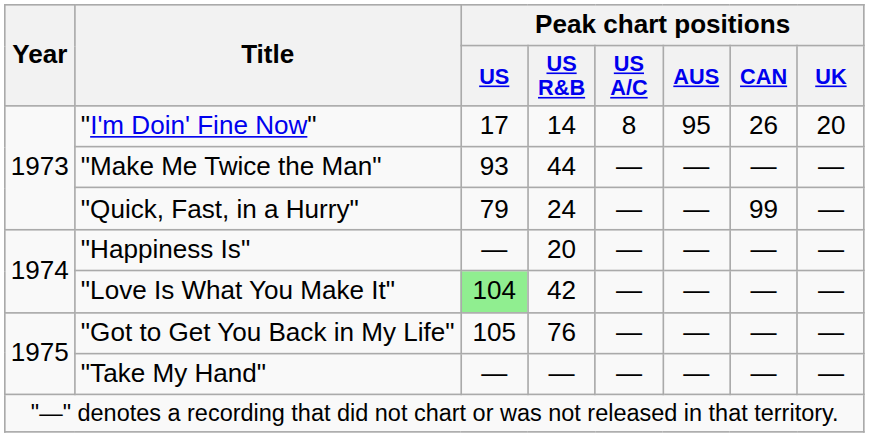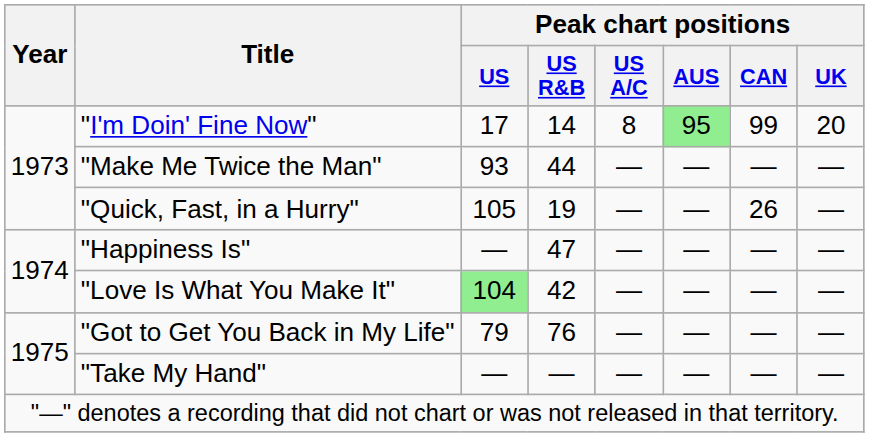(696, 125) no background -> (696, 125) lightgreen background
(764, 125) 26 -> (764, 125) 99
(494, 208) 79 -> (494, 208) 105
(562, 208) 24 -> (562, 208) 19
(764, 208) 99 -> (764, 208) 26
(562, 249) 20 -> (562, 249) 47
(494, 332) 105 -> (494, 332) 79
